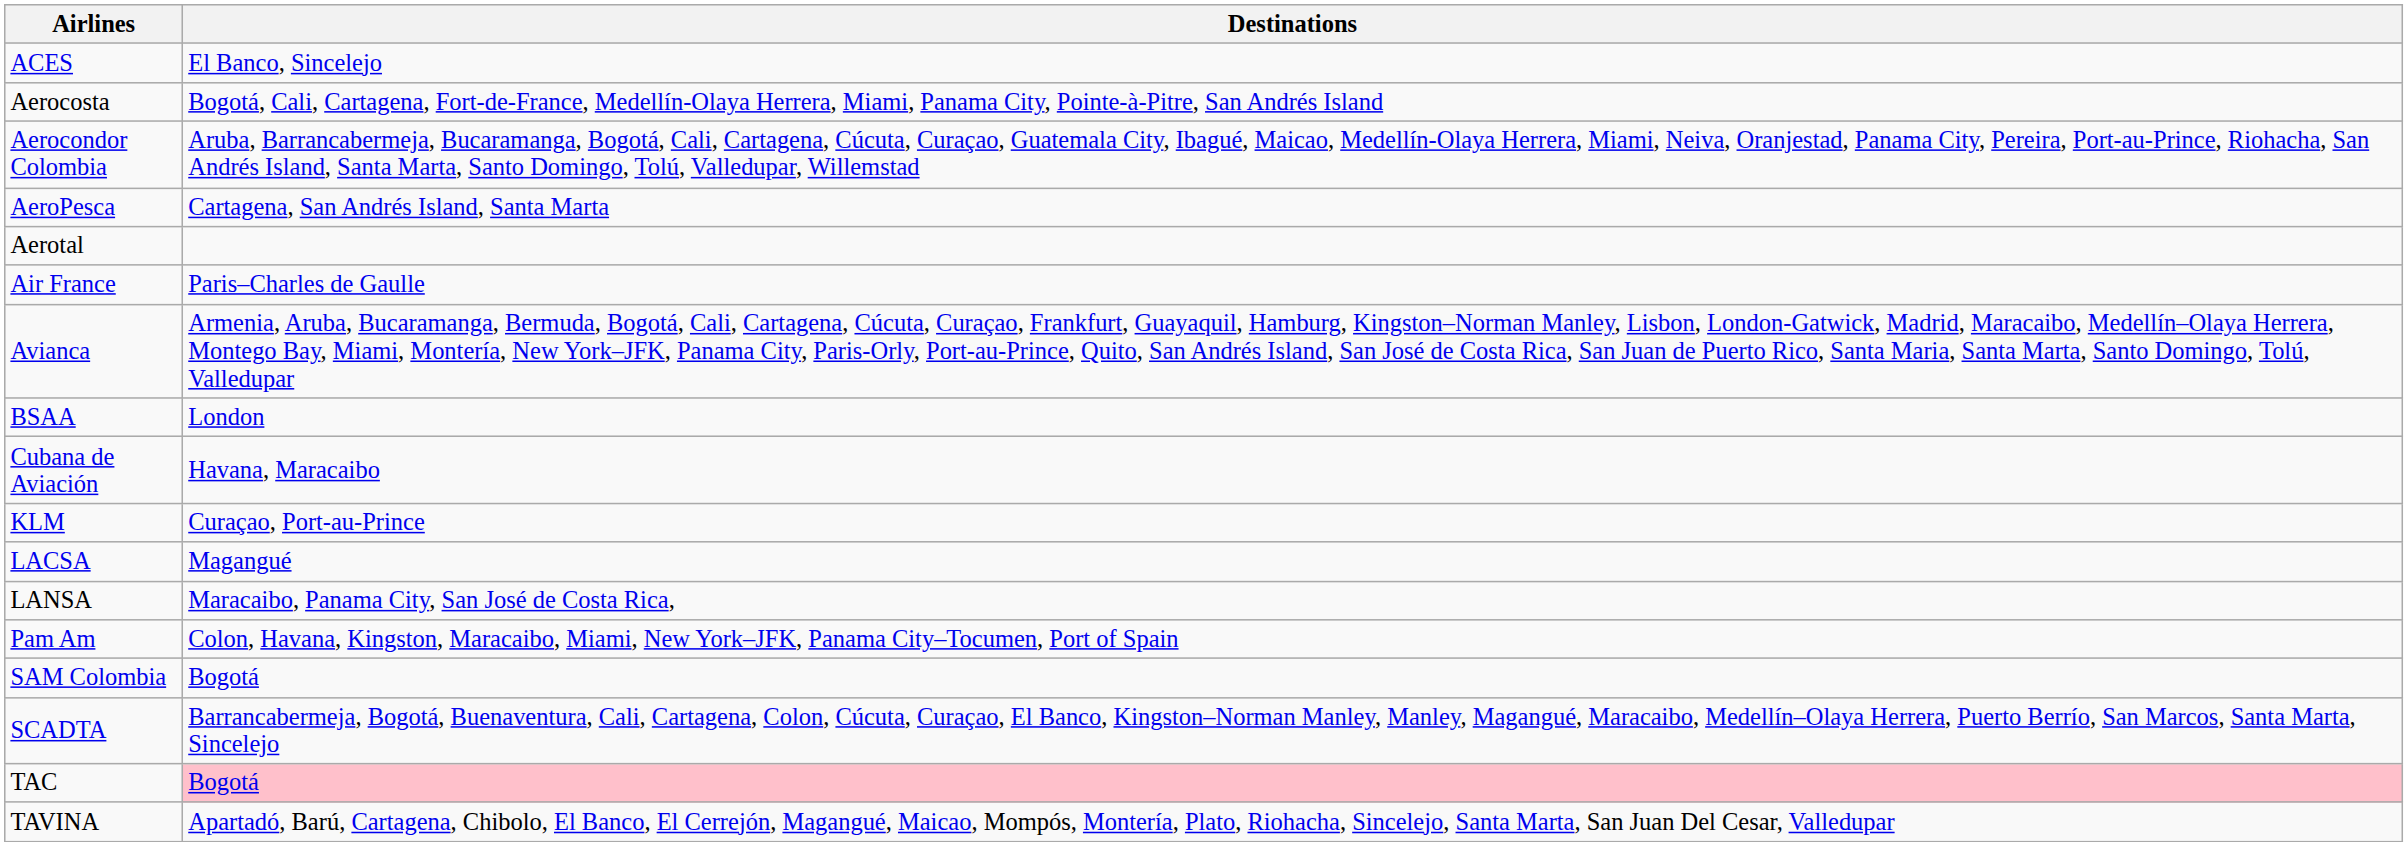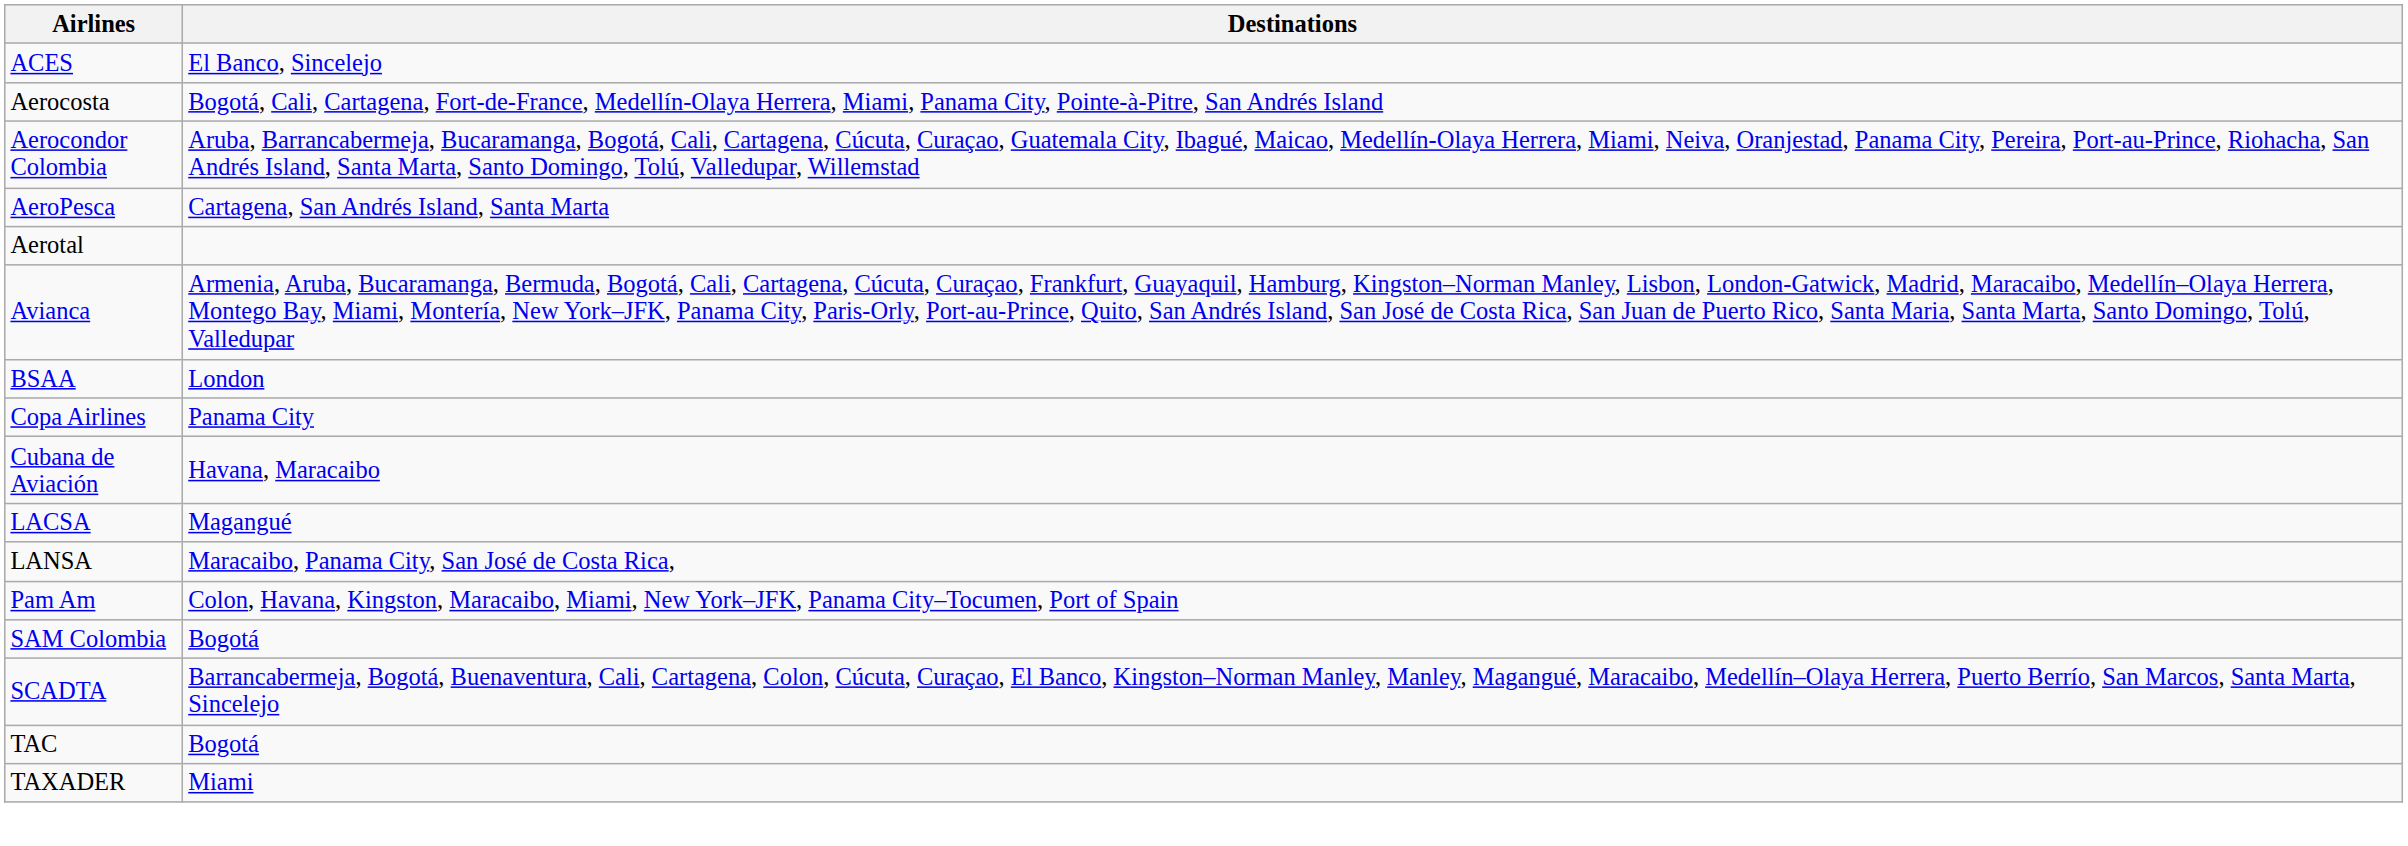- row: (63, 284)
+ row: (78, 417)
- row: (38, 522)
(224, 782) pink background -> (224, 743) no background
- row: (55, 821)
+ row: (68, 782)
